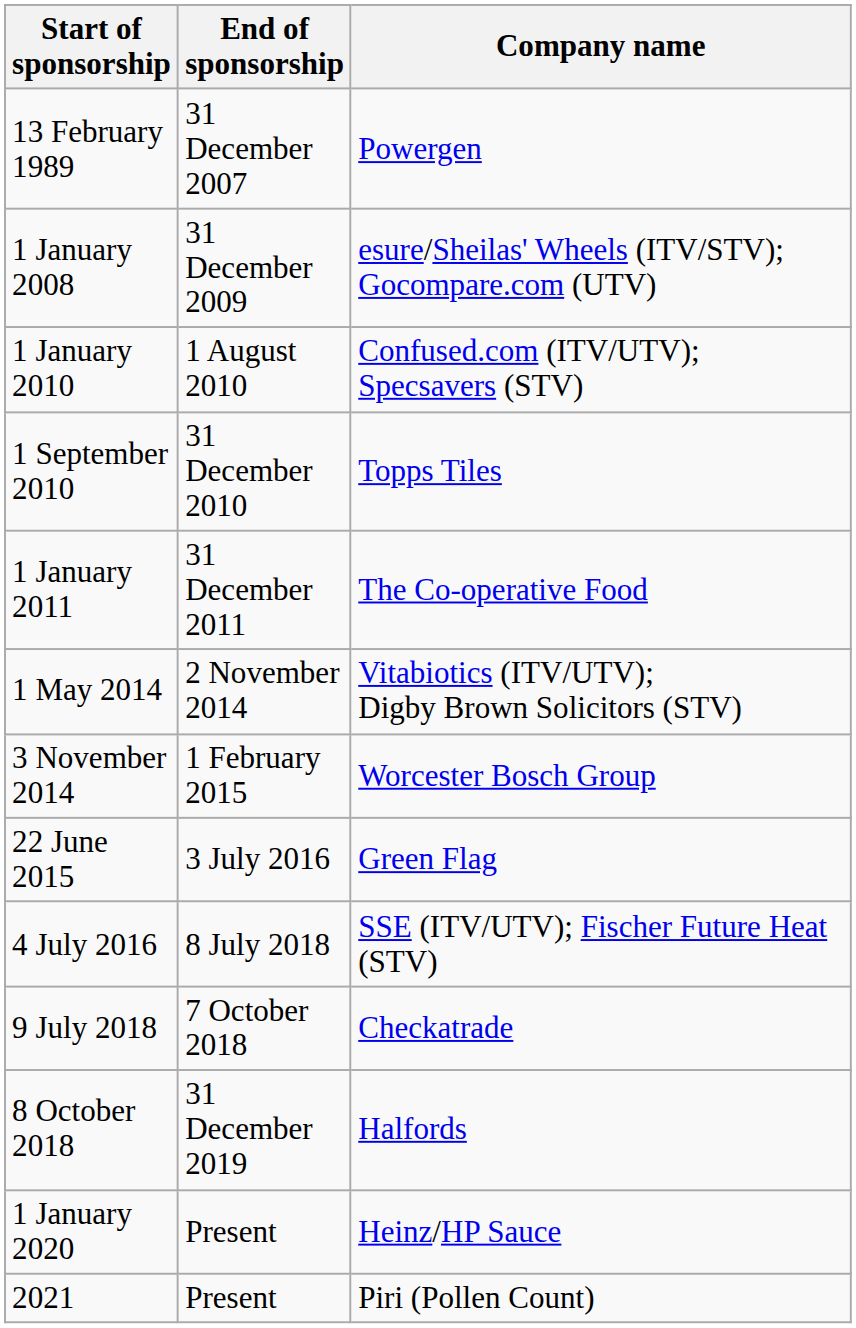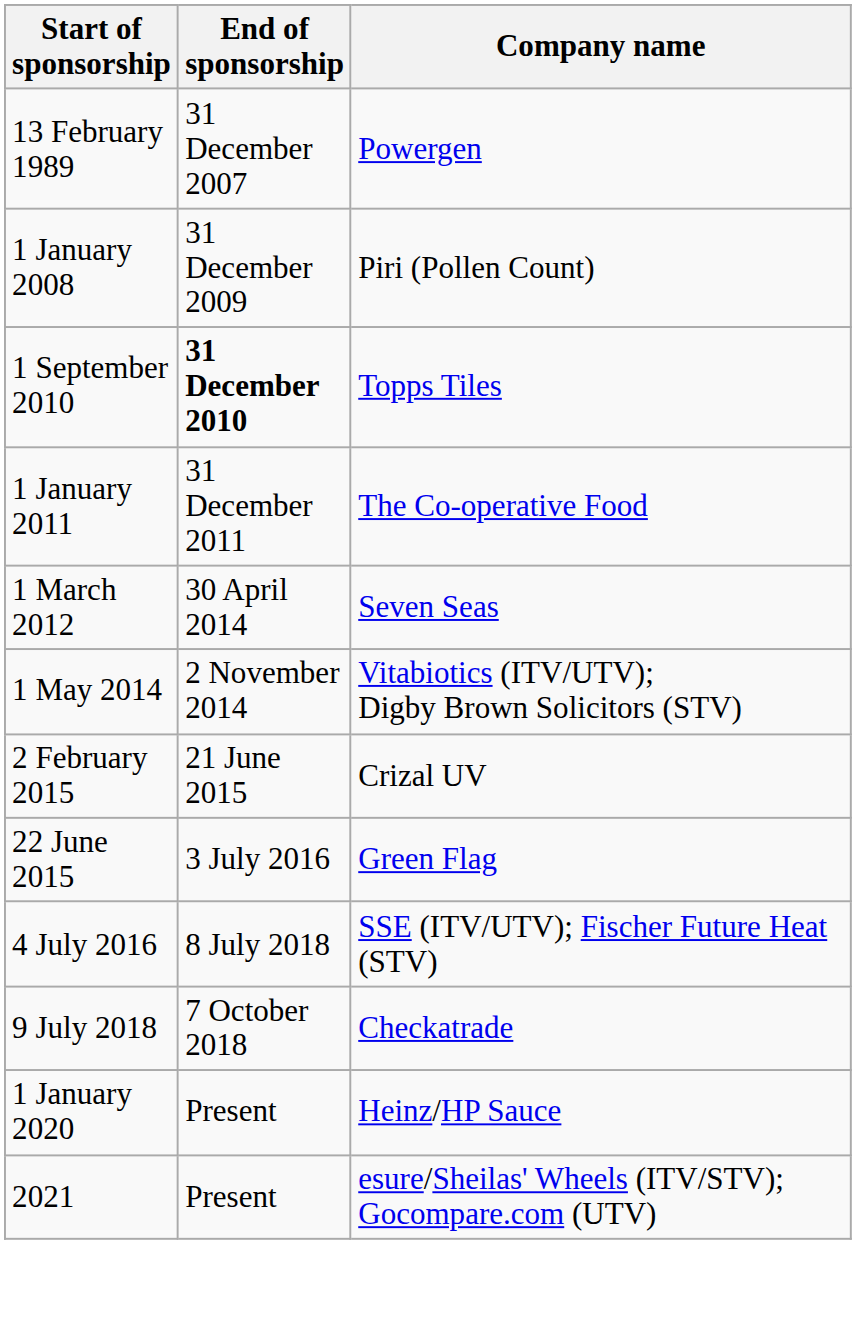(571, 267) esure/Sheilas' Wheels (ITV/STV); Gocompare.com (UTV) -> (476, 267) Piri (Pollen Count)
- row: (72, 368)
(249, 470) normal -> (252, 386) bold
+ row: (64, 606)
- row: (89, 775)
+ row: (80, 775)
- row: (74, 1129)
(476, 1297) Piri (Pollen Count) -> (571, 1196) esure/Sheilas' Wheels (ITV/STV); Gocompare.com (UTV)
